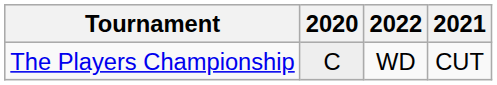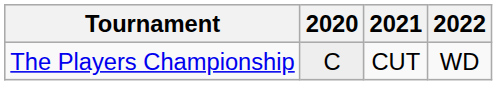columns swapped: (460, 24) <-> (396, 24)
